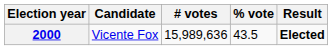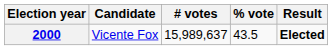(196, 34) 15,989,636 -> (196, 34) 15,989,637
